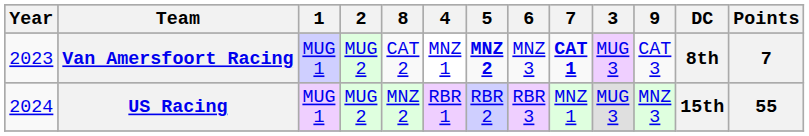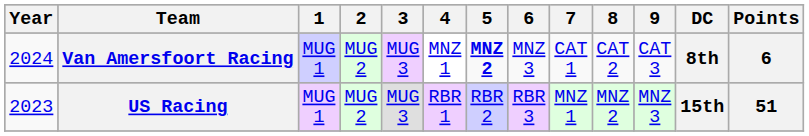columns swapped: (613, 19) <-> (403, 19)
(31, 58) 2023 -> (31, 58) 2024
(571, 58) bold -> (571, 58) normal
(766, 58) 7 -> (766, 58) 6
(31, 107) 2024 -> (31, 107) 2023
(766, 107) 55 -> (766, 107) 51
